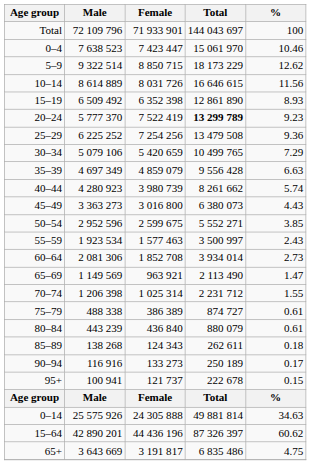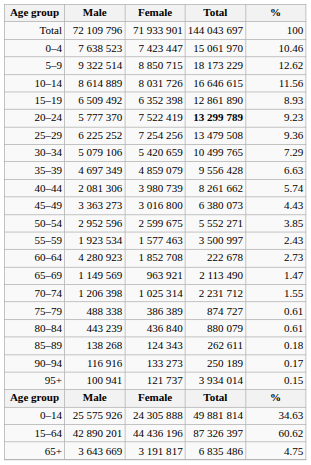(100, 188) 4 280 923 -> (100, 188) 2 081 306
(100, 258) 2 081 306 -> (100, 258) 4 280 923
(221, 258) 3 934 014 -> (225, 258) 222 678
(225, 380) 222 678 -> (221, 380) 3 934 014
